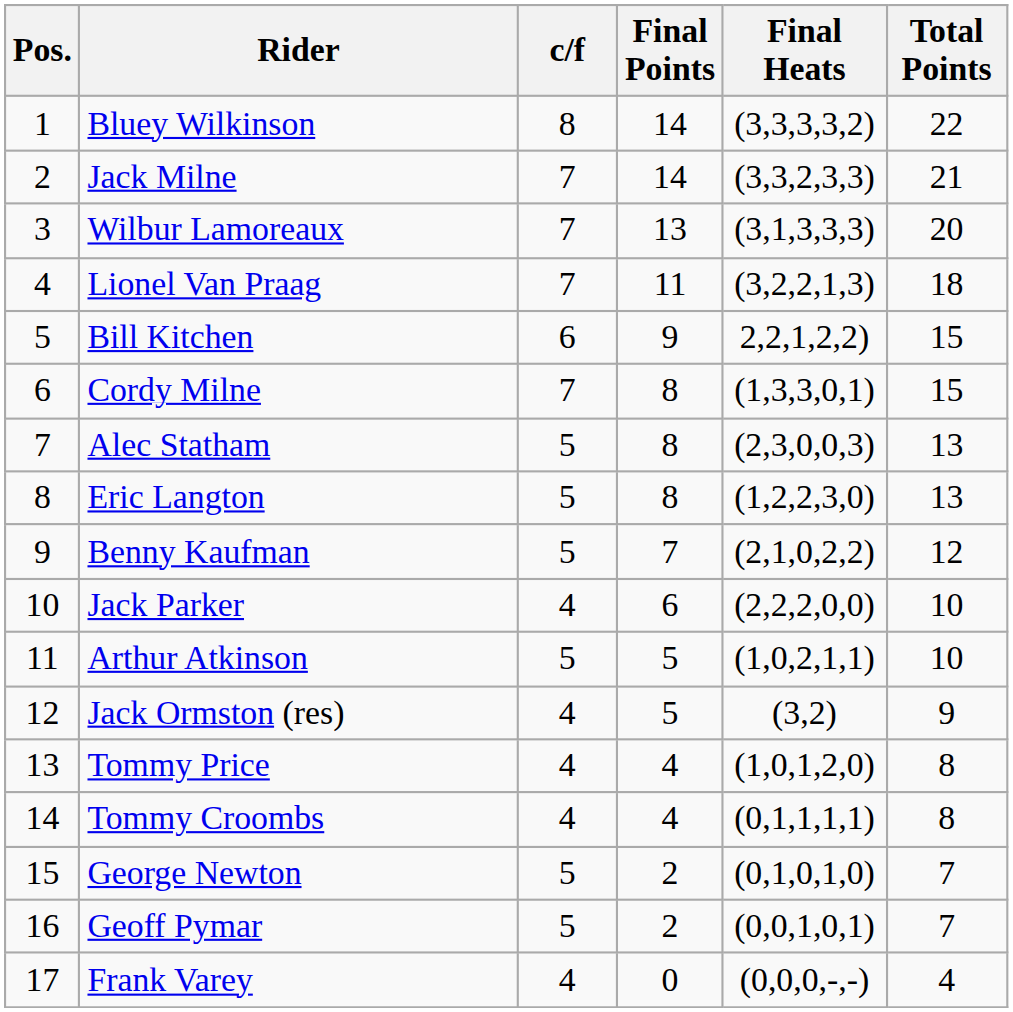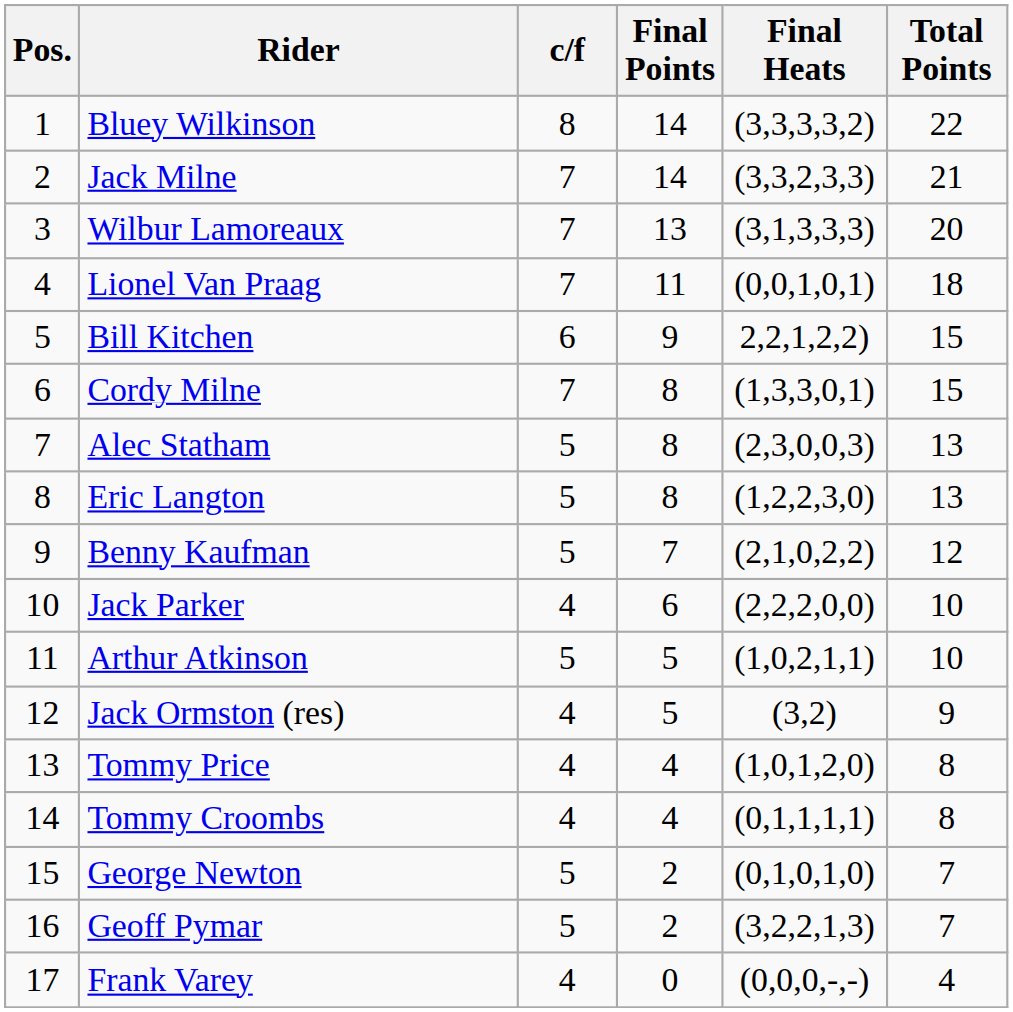(804, 283) (3,2,2,1,3) -> (804, 283) (0,0,1,0,1)
(804, 925) (0,0,1,0,1) -> (804, 925) (3,2,2,1,3)
